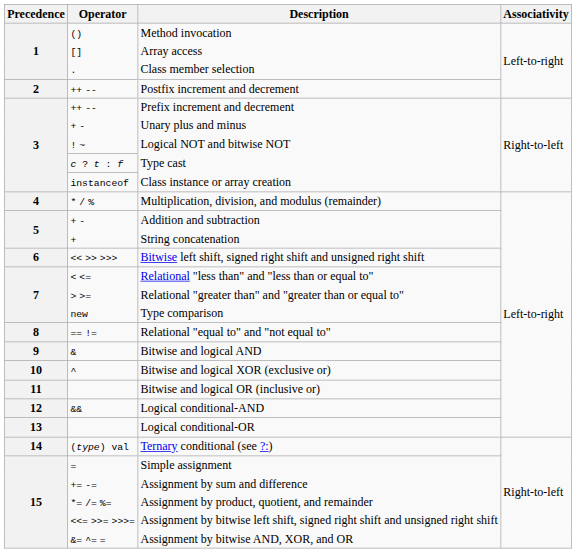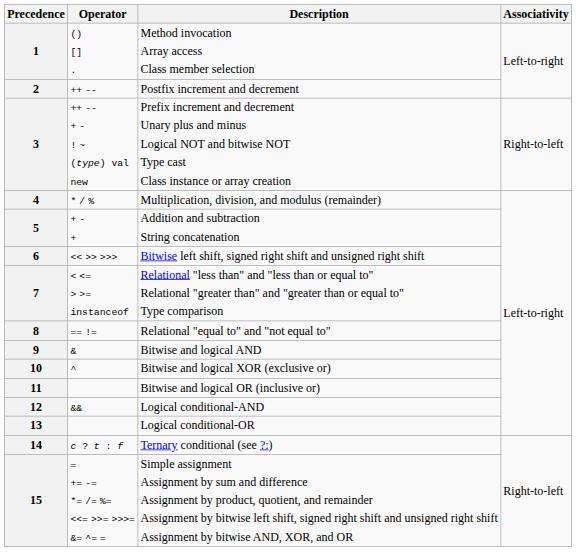(97, 164) c ? t : f -> (100, 164) (type) val
(100, 183) instanceof -> (79, 182) new
(79, 314) new -> (100, 313) instanceof
(100, 447) (type) val -> (97, 446) c ? t : f
